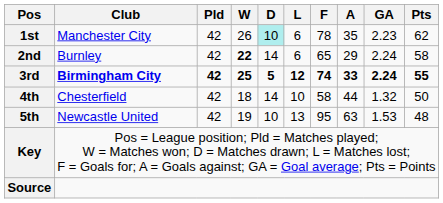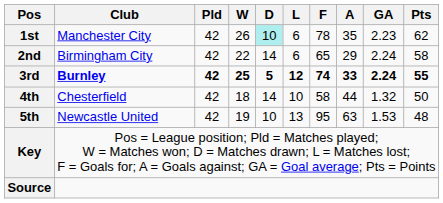(79, 55) Burnley -> (105, 55) Birmingham City
(244, 55) bold -> (242, 55) normal
(109, 76) Birmingham City -> (81, 76) Burnley
